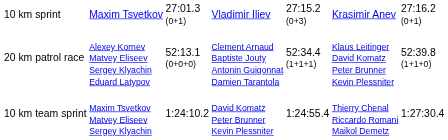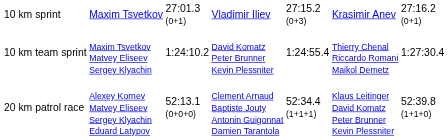rows swapped: (45, 113) <-> (44, 58)
